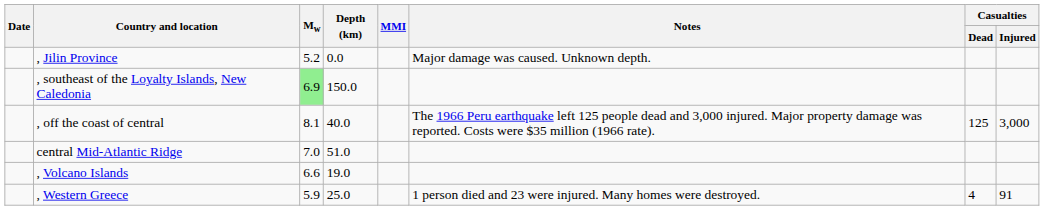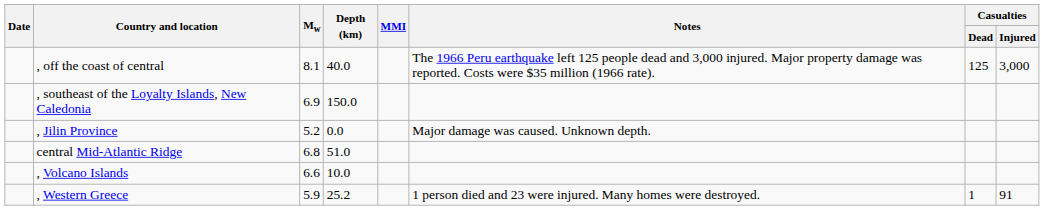rows swapped: (77, 57) <-> (100, 123)
(312, 86) lightgreen background -> (312, 101) no background
(312, 151) 7.0 -> (312, 151) 6.8
(338, 173) 19.0 -> (338, 173) 10.0
(338, 194) 25.0 -> (338, 194) 25.2
(972, 194) 4 -> (972, 194) 1
